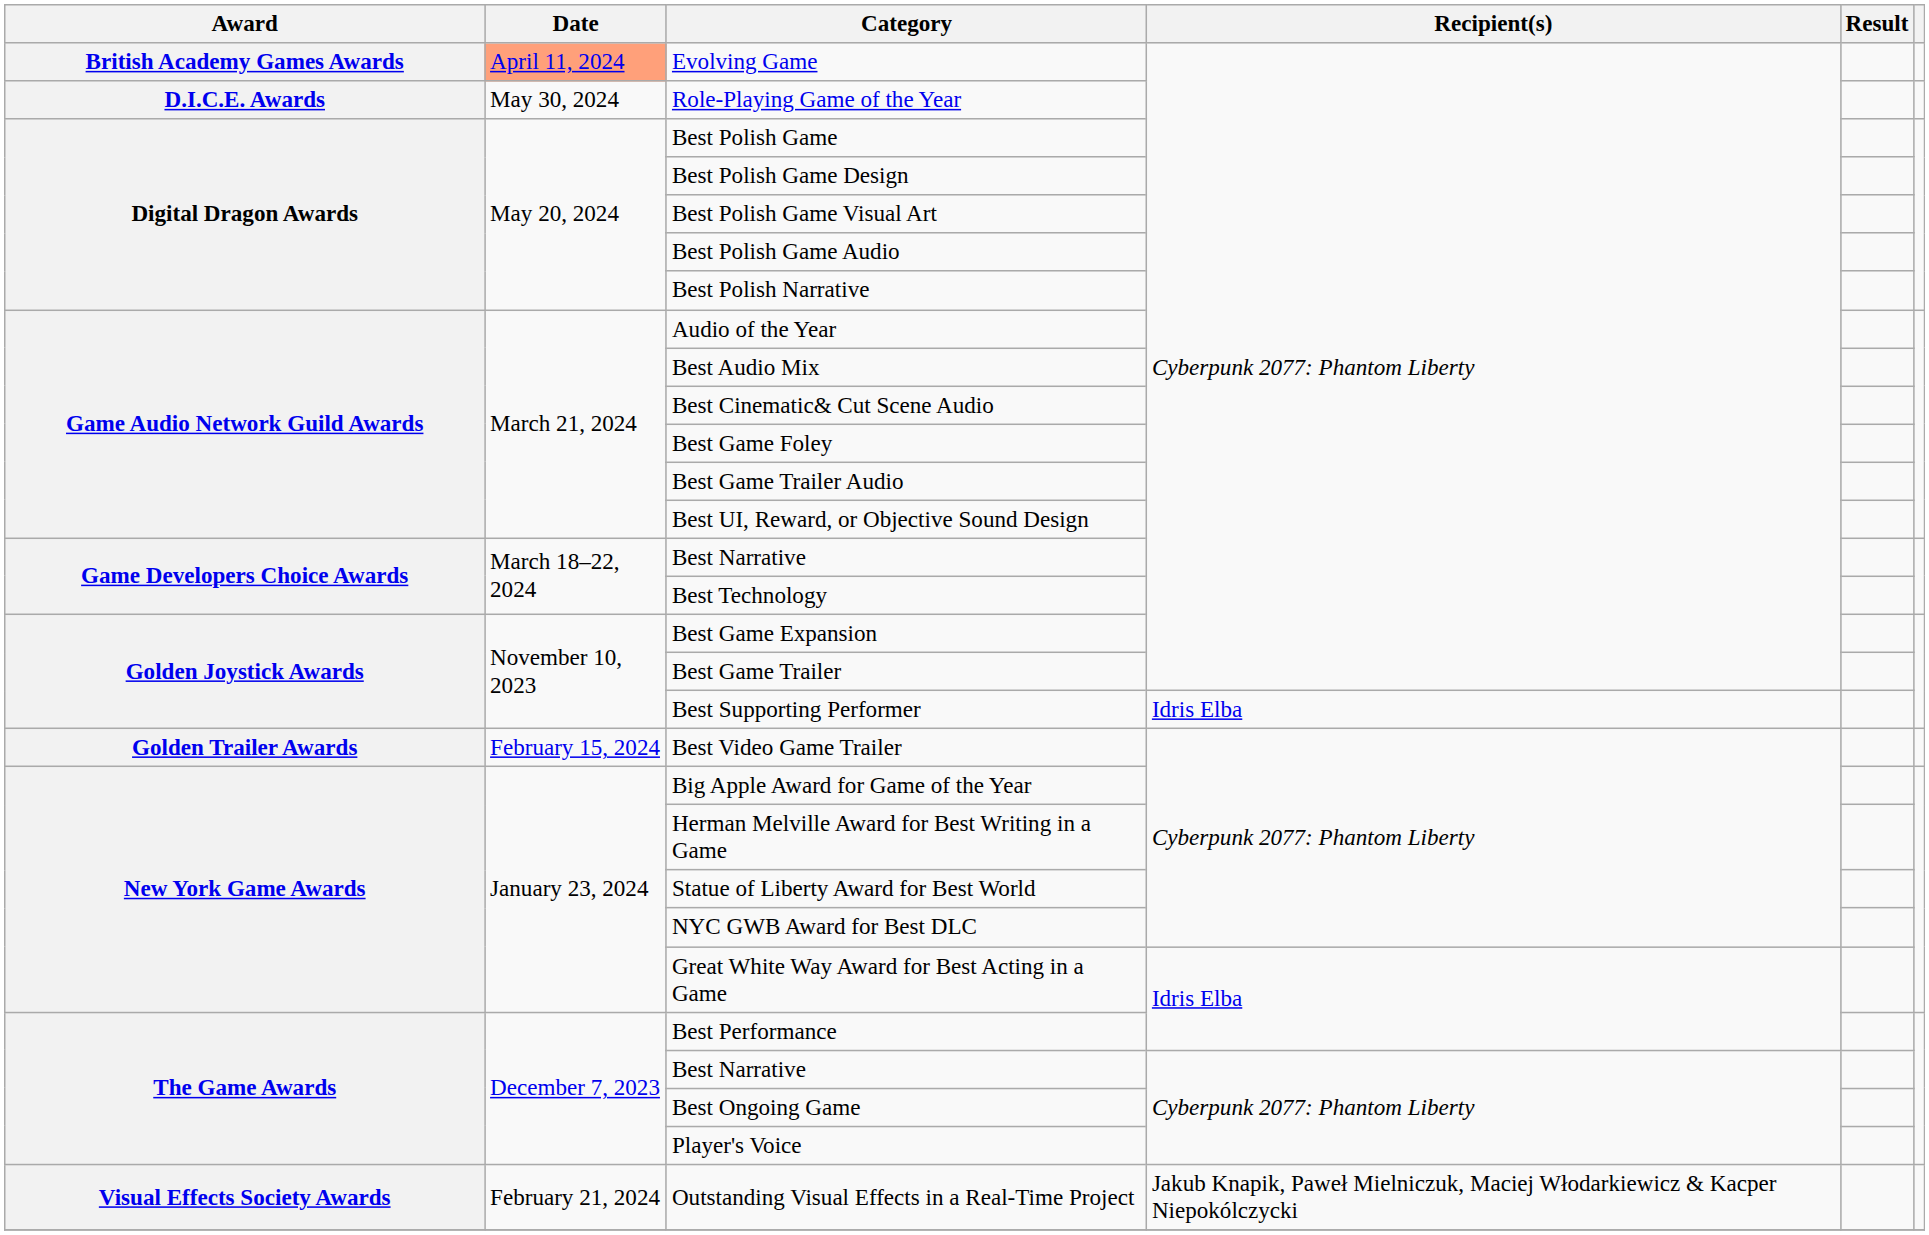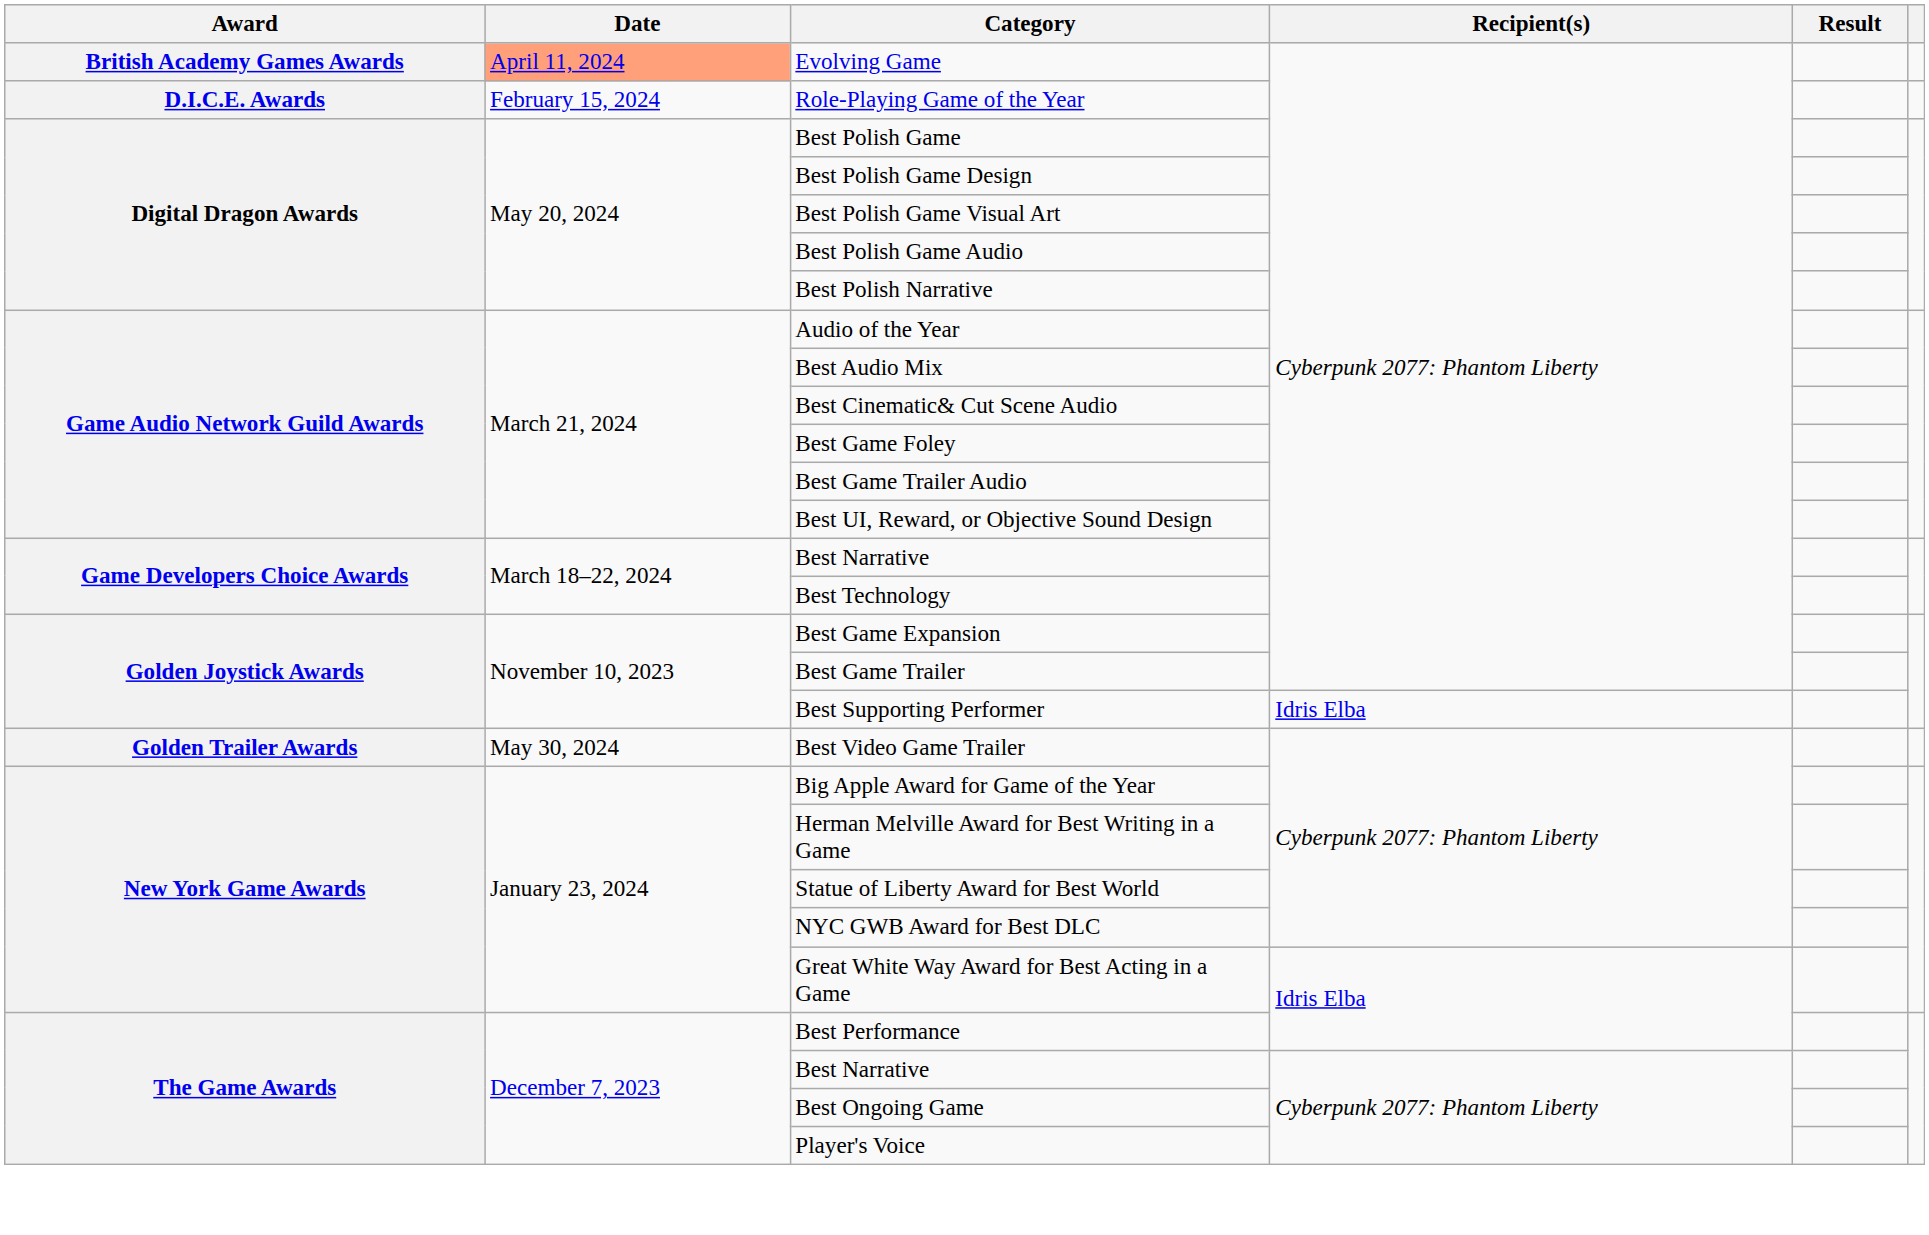(555, 99) May 30, 2024 -> (575, 99) February 15, 2024
(575, 747) February 15, 2024 -> (555, 747) May 30, 2024
- row: (245, 1196)
